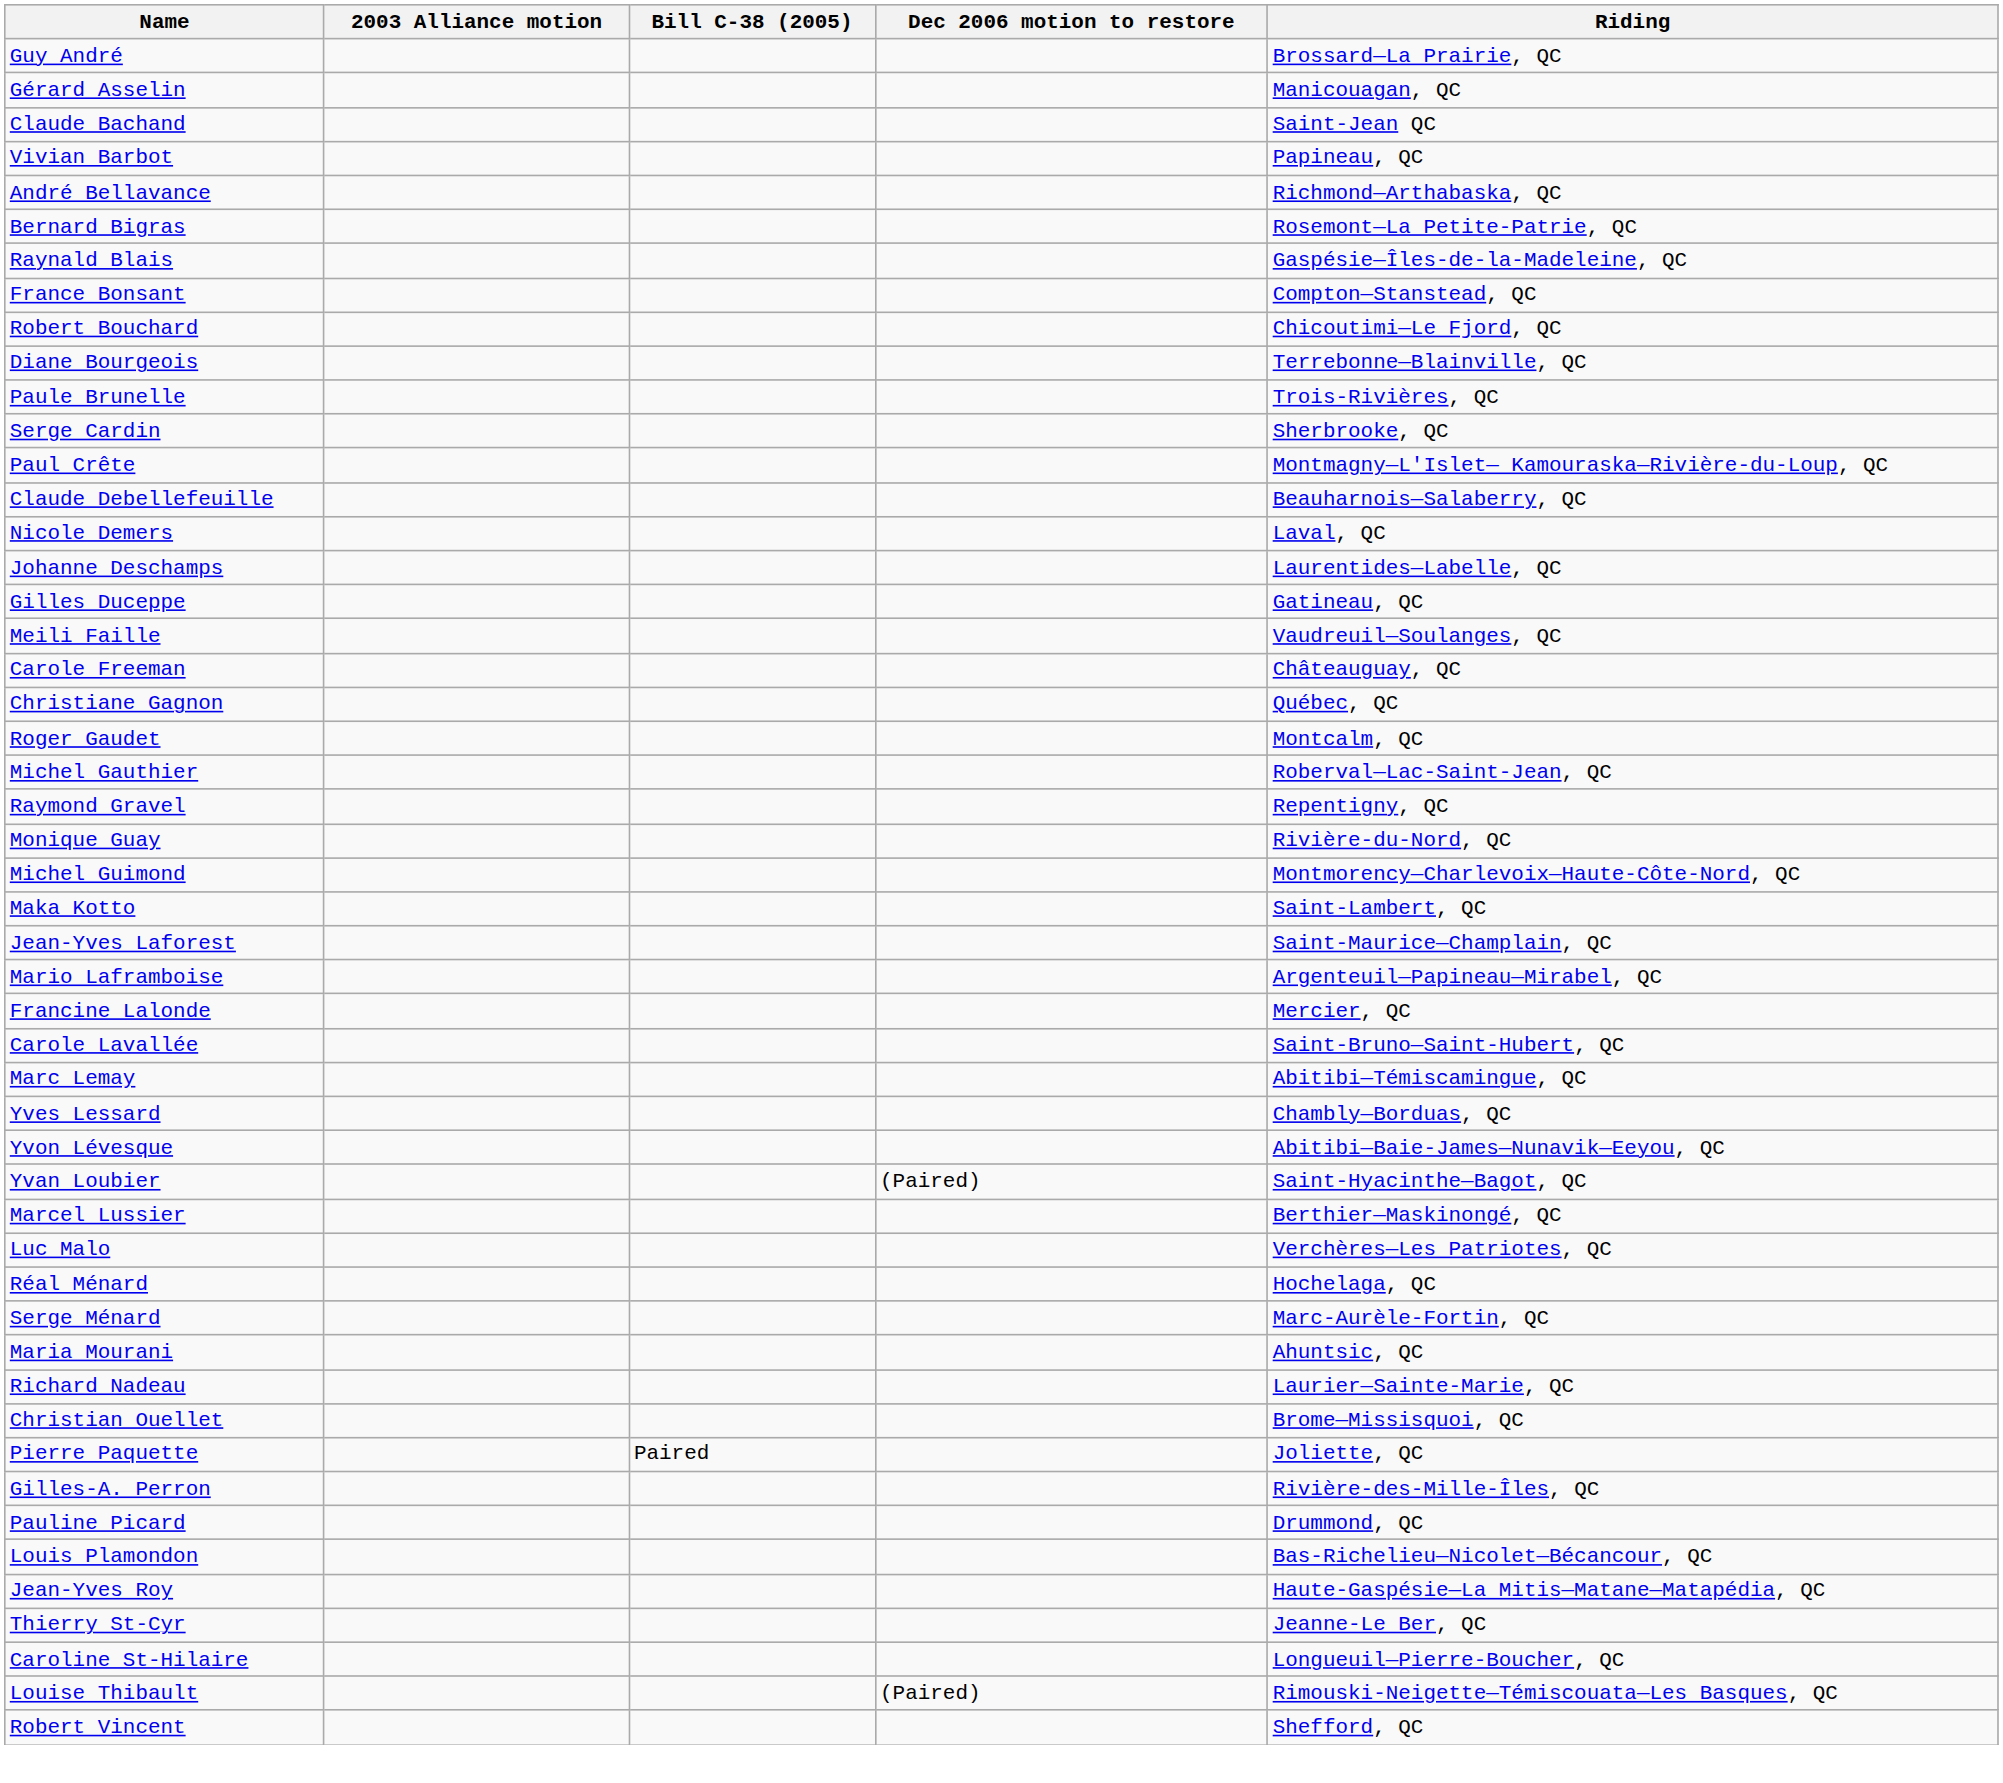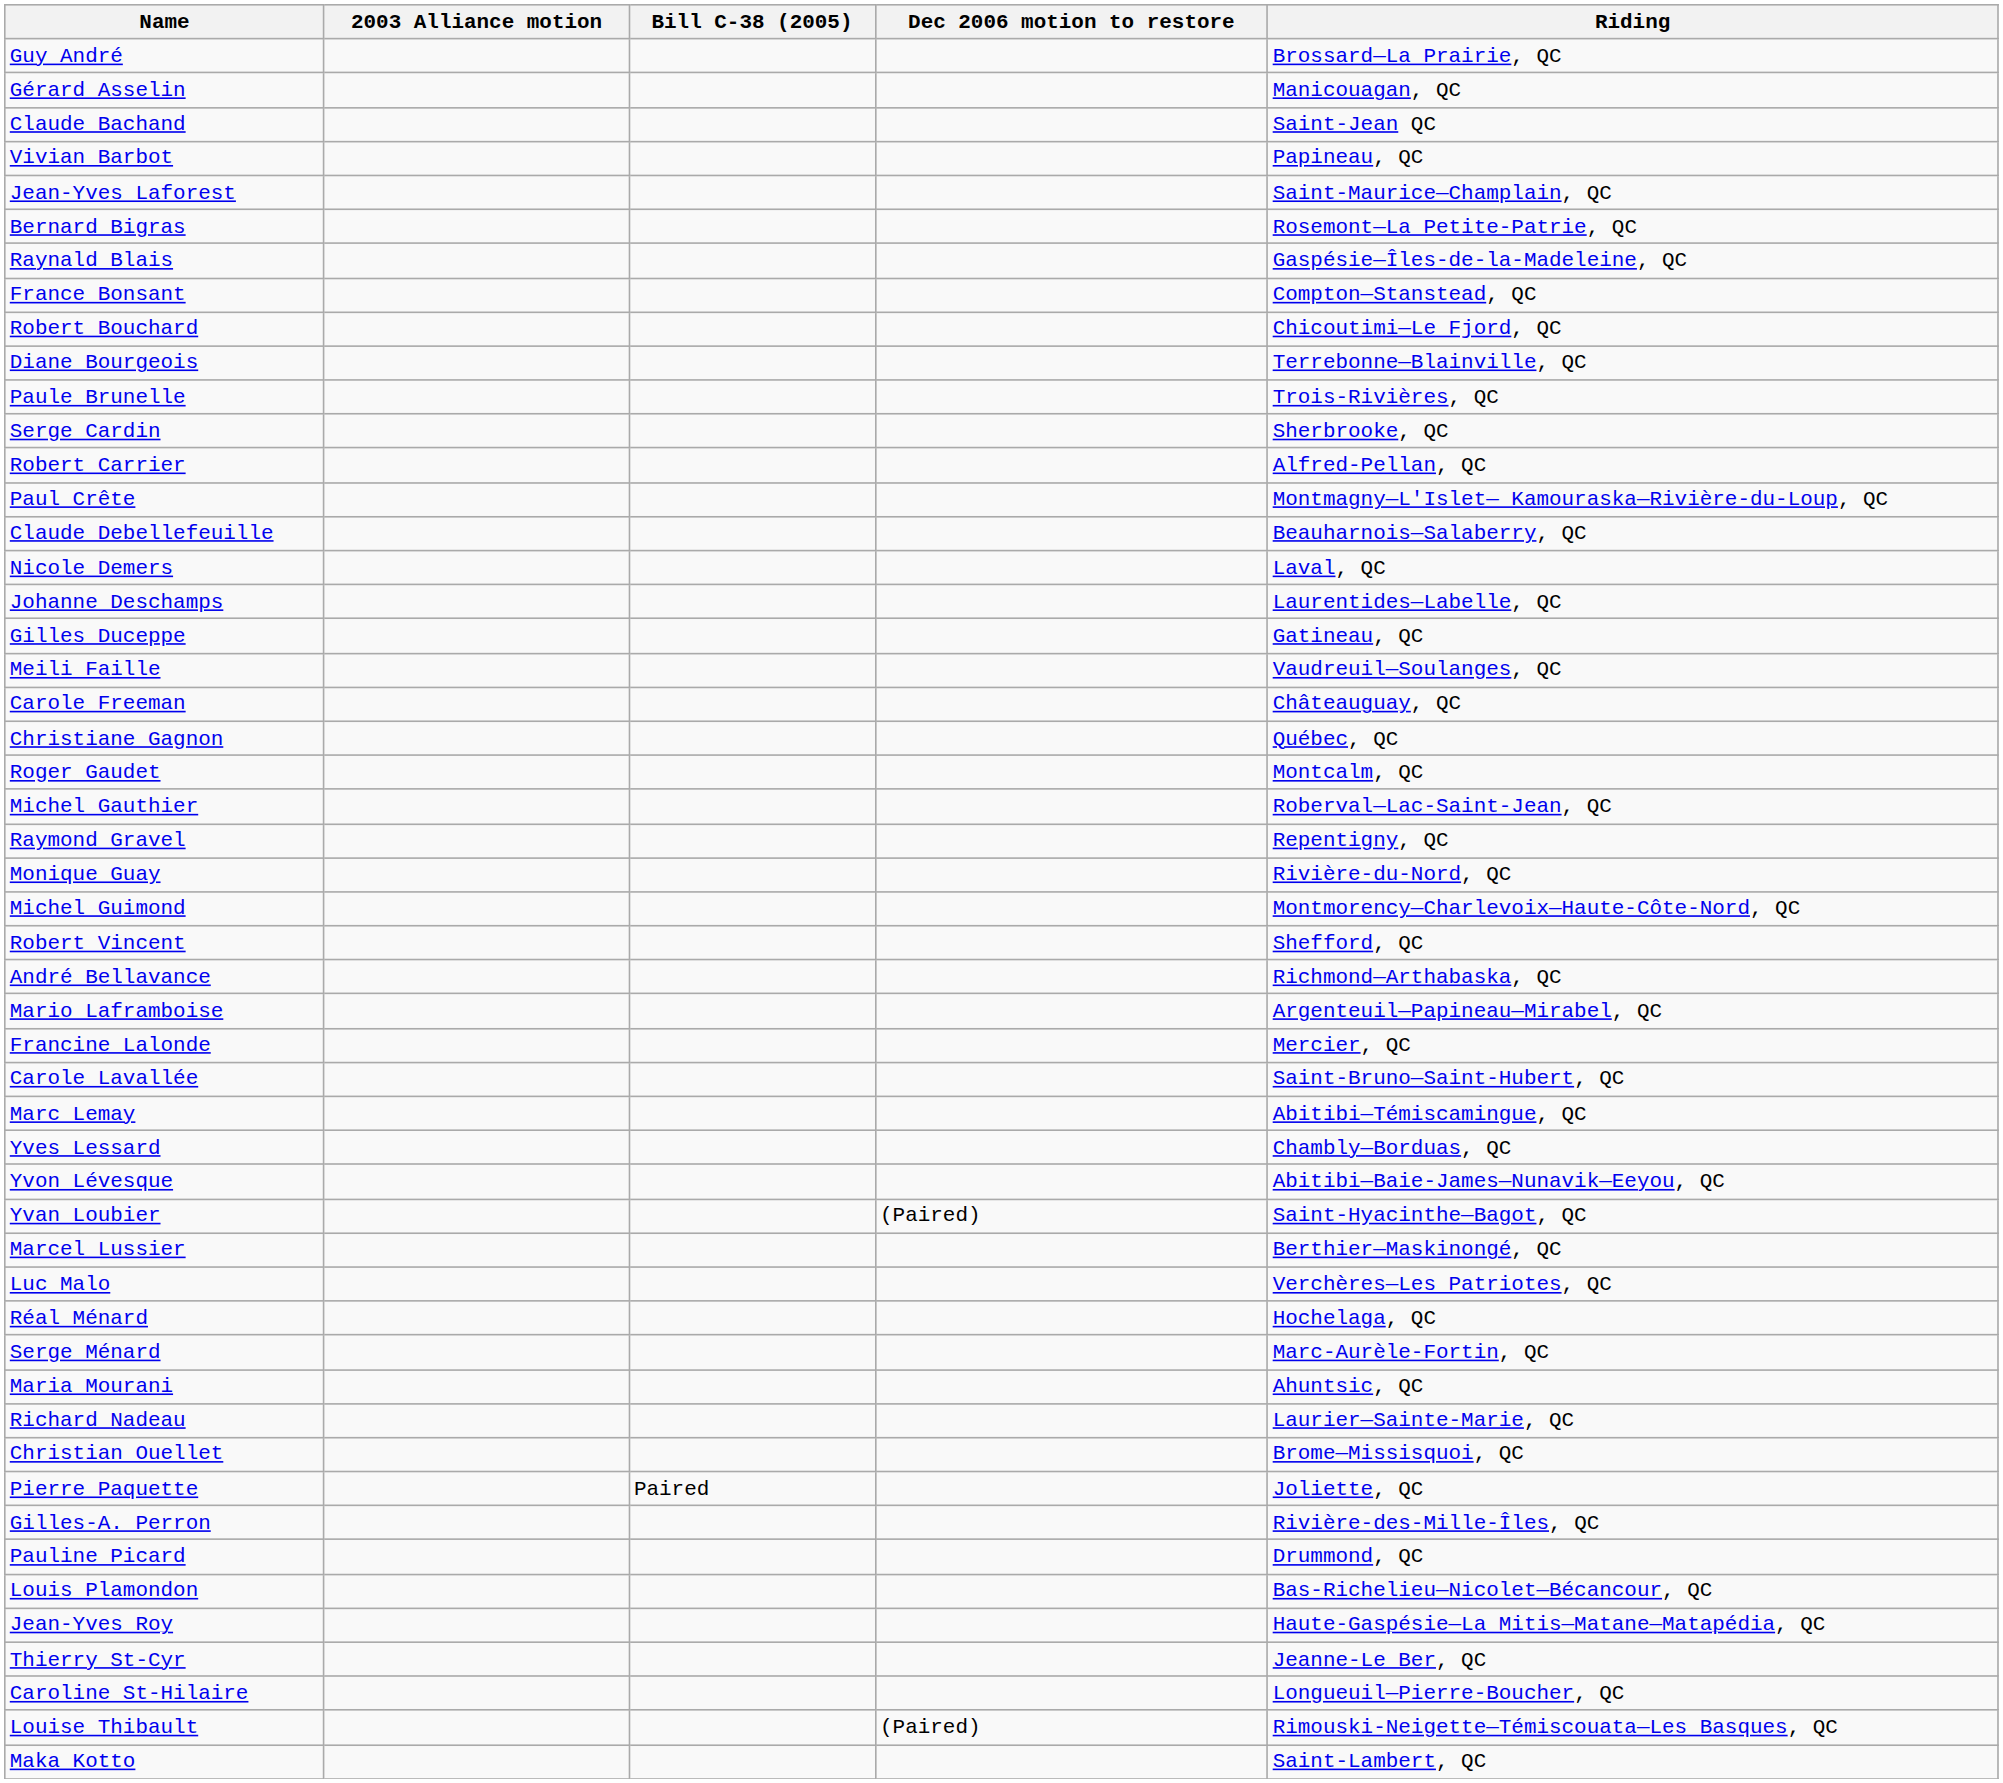rows swapped: (110, 192) <-> (123, 943)
+ row: (98, 465)
rows swapped: (73, 909) <-> (98, 1727)
